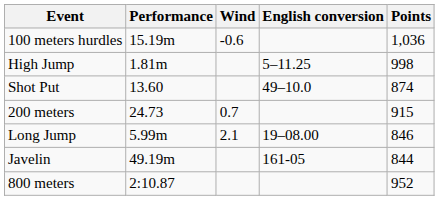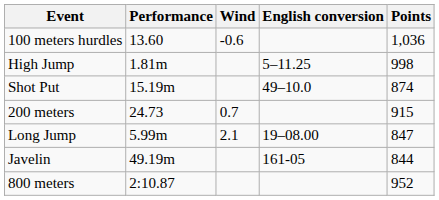(152, 40) 15.19m -> (146, 40) 13.60
(146, 87) 13.60 -> (152, 87) 15.19m
(402, 135) 846 -> (402, 135) 847
